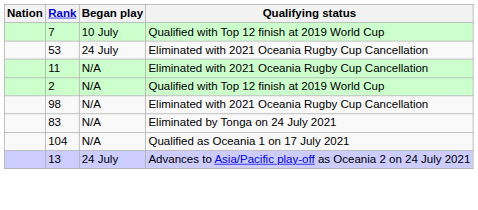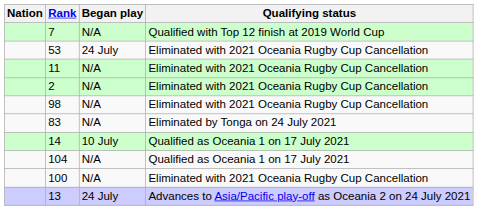(100, 31) 10 July -> (91, 31) N/A
(266, 86) Qualified with Top 12 finish at 2019 World Cup -> (288, 86) Eliminated with 2021 Oceania Rugby Cup Cancellation
+ row: (55, 141)
+ row: (58, 178)
